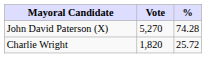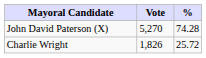(151, 45) 1,820 -> (151, 45) 1,826
